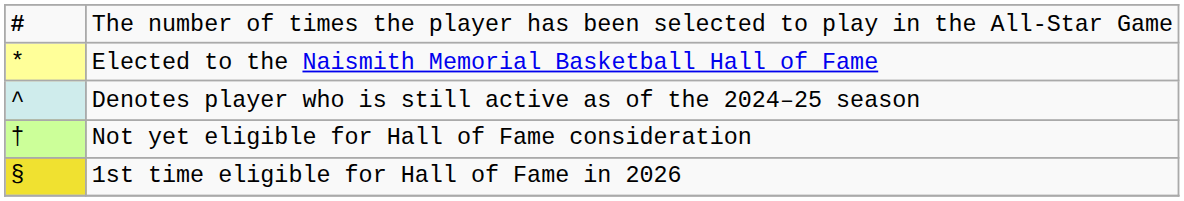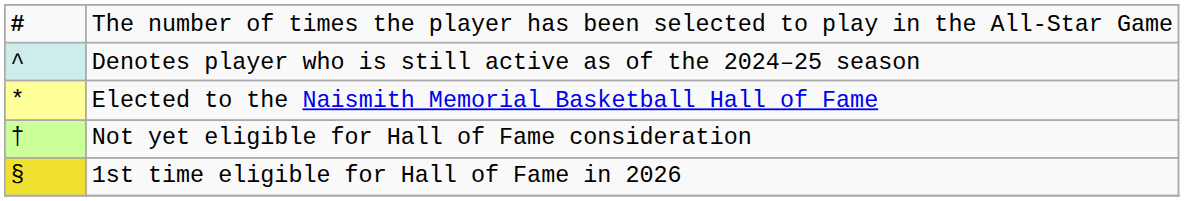rows swapped: (506, 100) <-> (485, 62)
